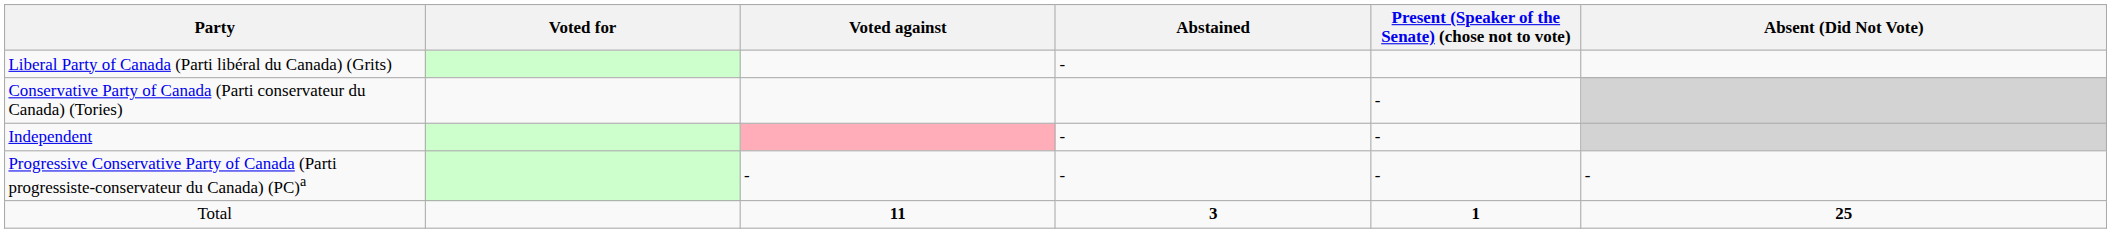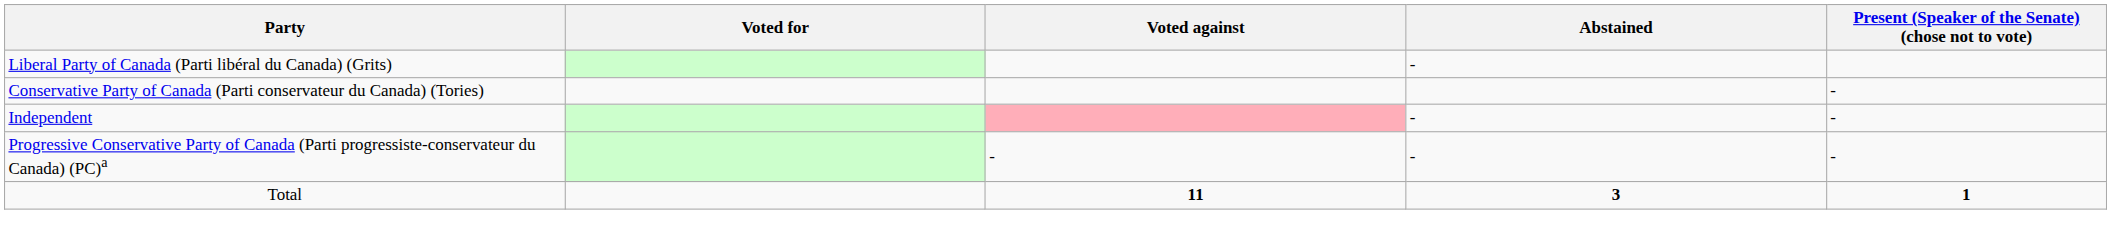- column: (1844, 27)
